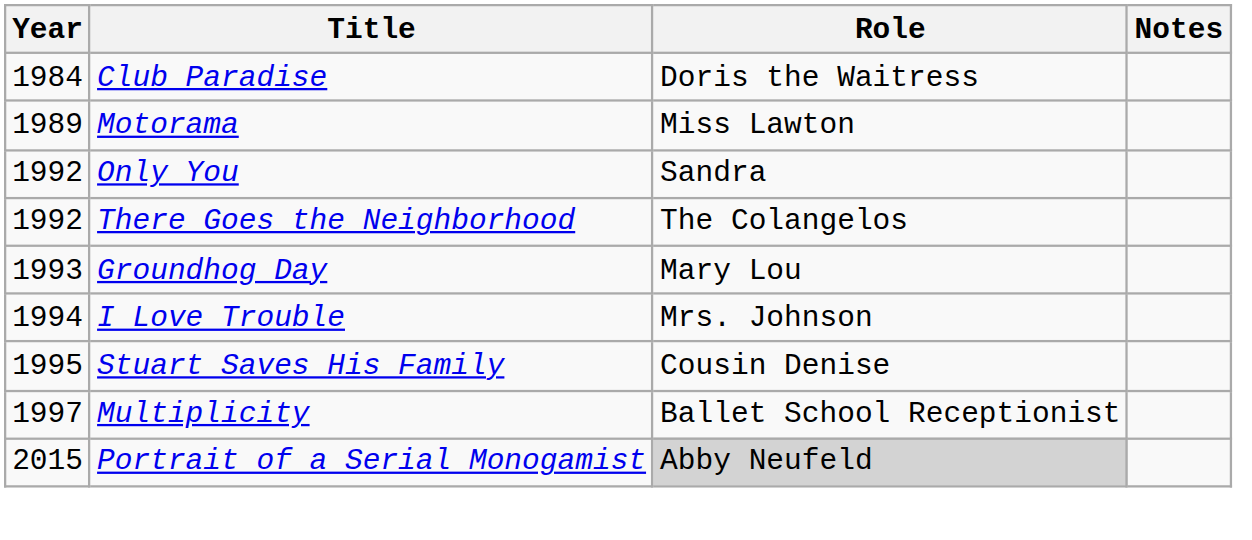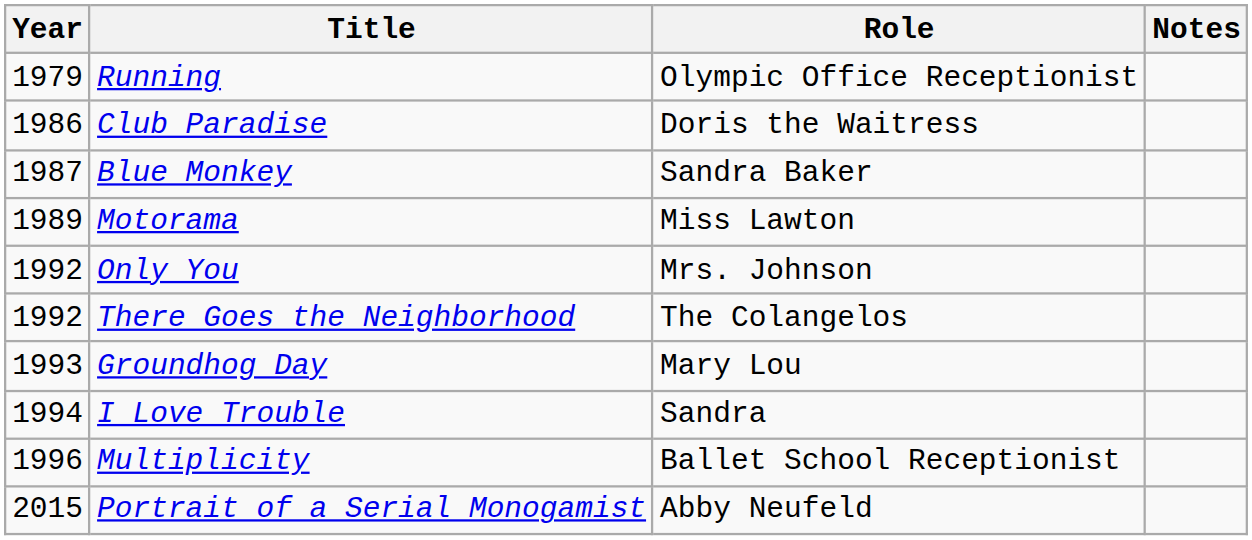+ row: (159, 77)
(48, 77) 1984 -> (48, 125) 1986
+ row: (194, 173)
(713, 173) Sandra -> (766, 270) Mrs. Johnson
(766, 318) Mrs. Johnson -> (713, 414) Sandra
- row: (301, 366)
(48, 414) 1997 -> (48, 462) 1996
(766, 462) lightgrey background -> (766, 510) no background
